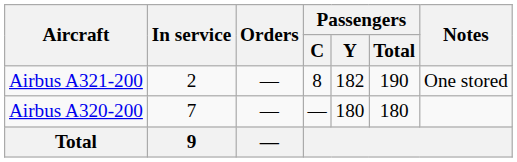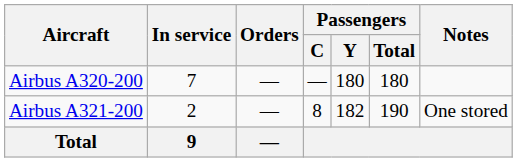rows swapped: (76, 111) <-> (76, 80)
